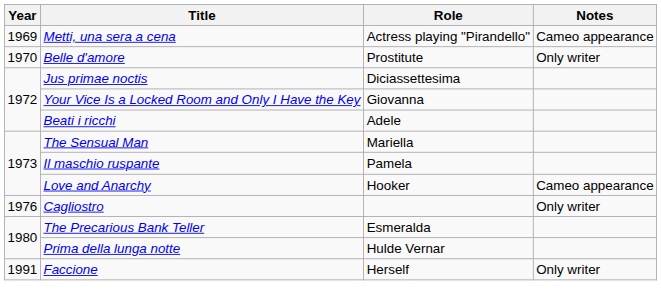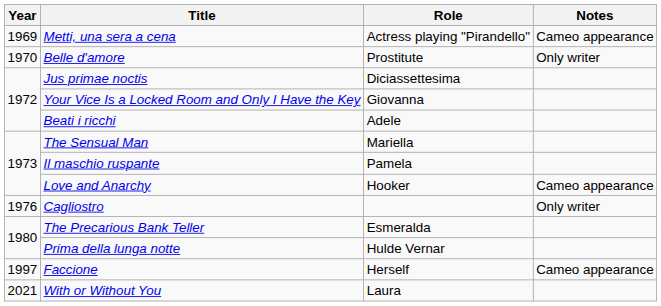(22, 269) 1991 -> (22, 269) 1997
(568, 269) Only writer -> (595, 269) Cameo appearance
+ row: (102, 290)
